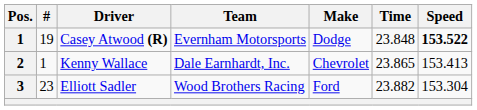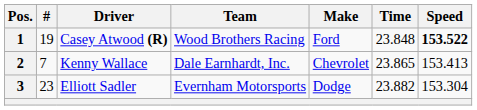(240, 40) Evernham Motorsports -> (239, 40) Wood Brothers Racing
(332, 40) Dodge -> (326, 40) Ford
(43, 63) 1 -> (43, 63) 7
(239, 87) Wood Brothers Racing -> (240, 87) Evernham Motorsports
(326, 87) Ford -> (332, 87) Dodge
